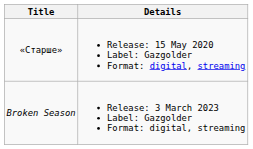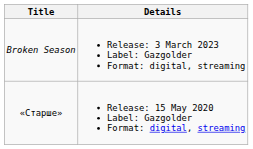rows swapped: (41, 50) <-> (41, 113)
